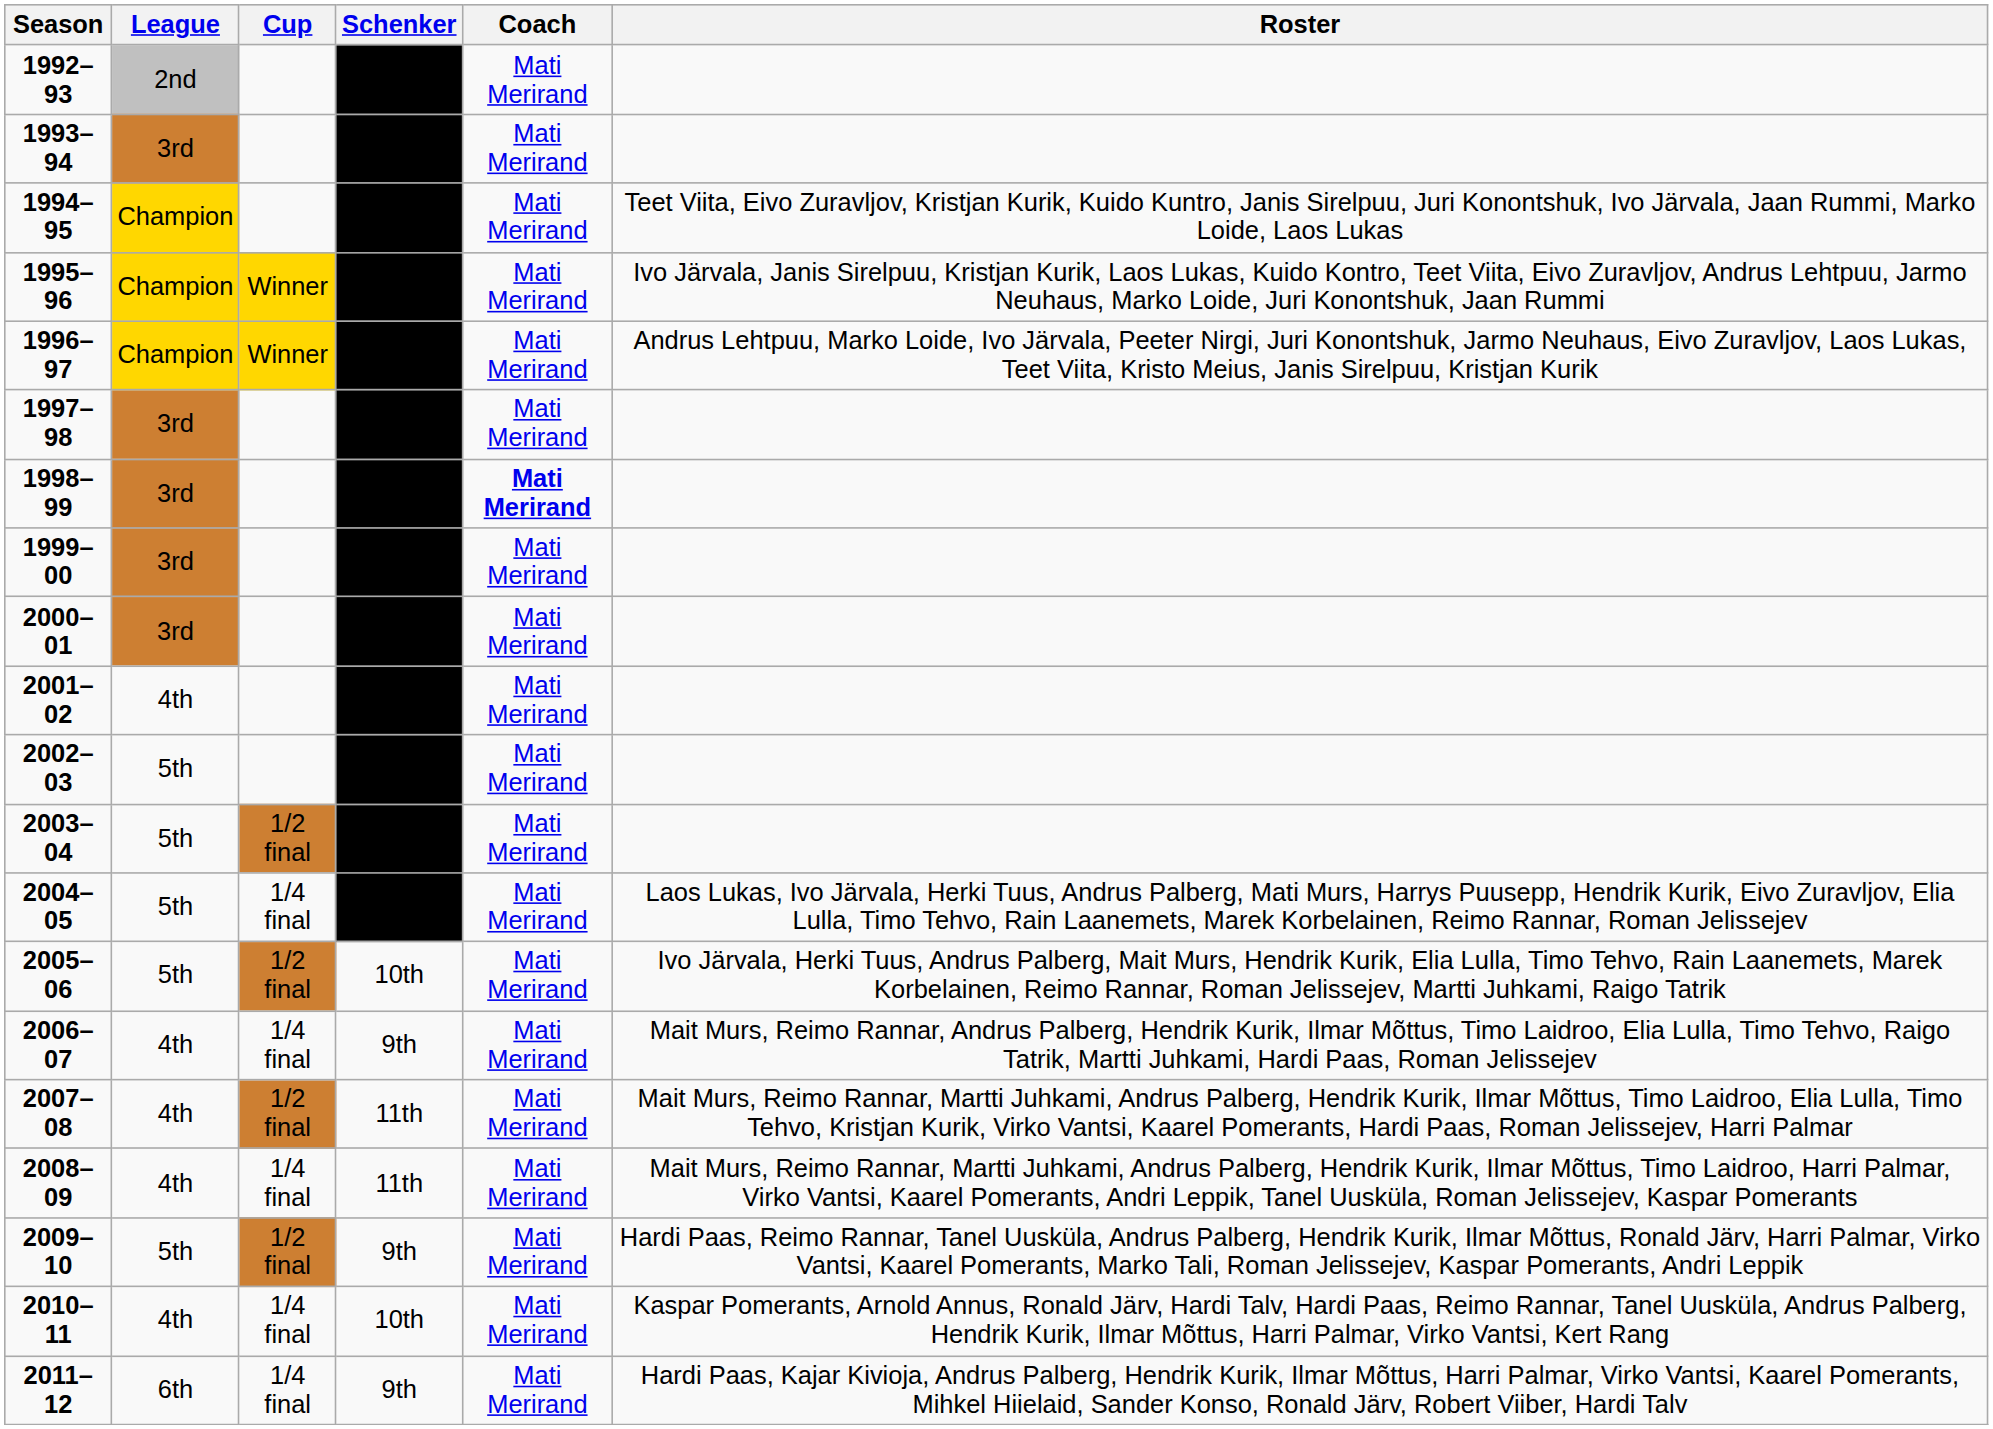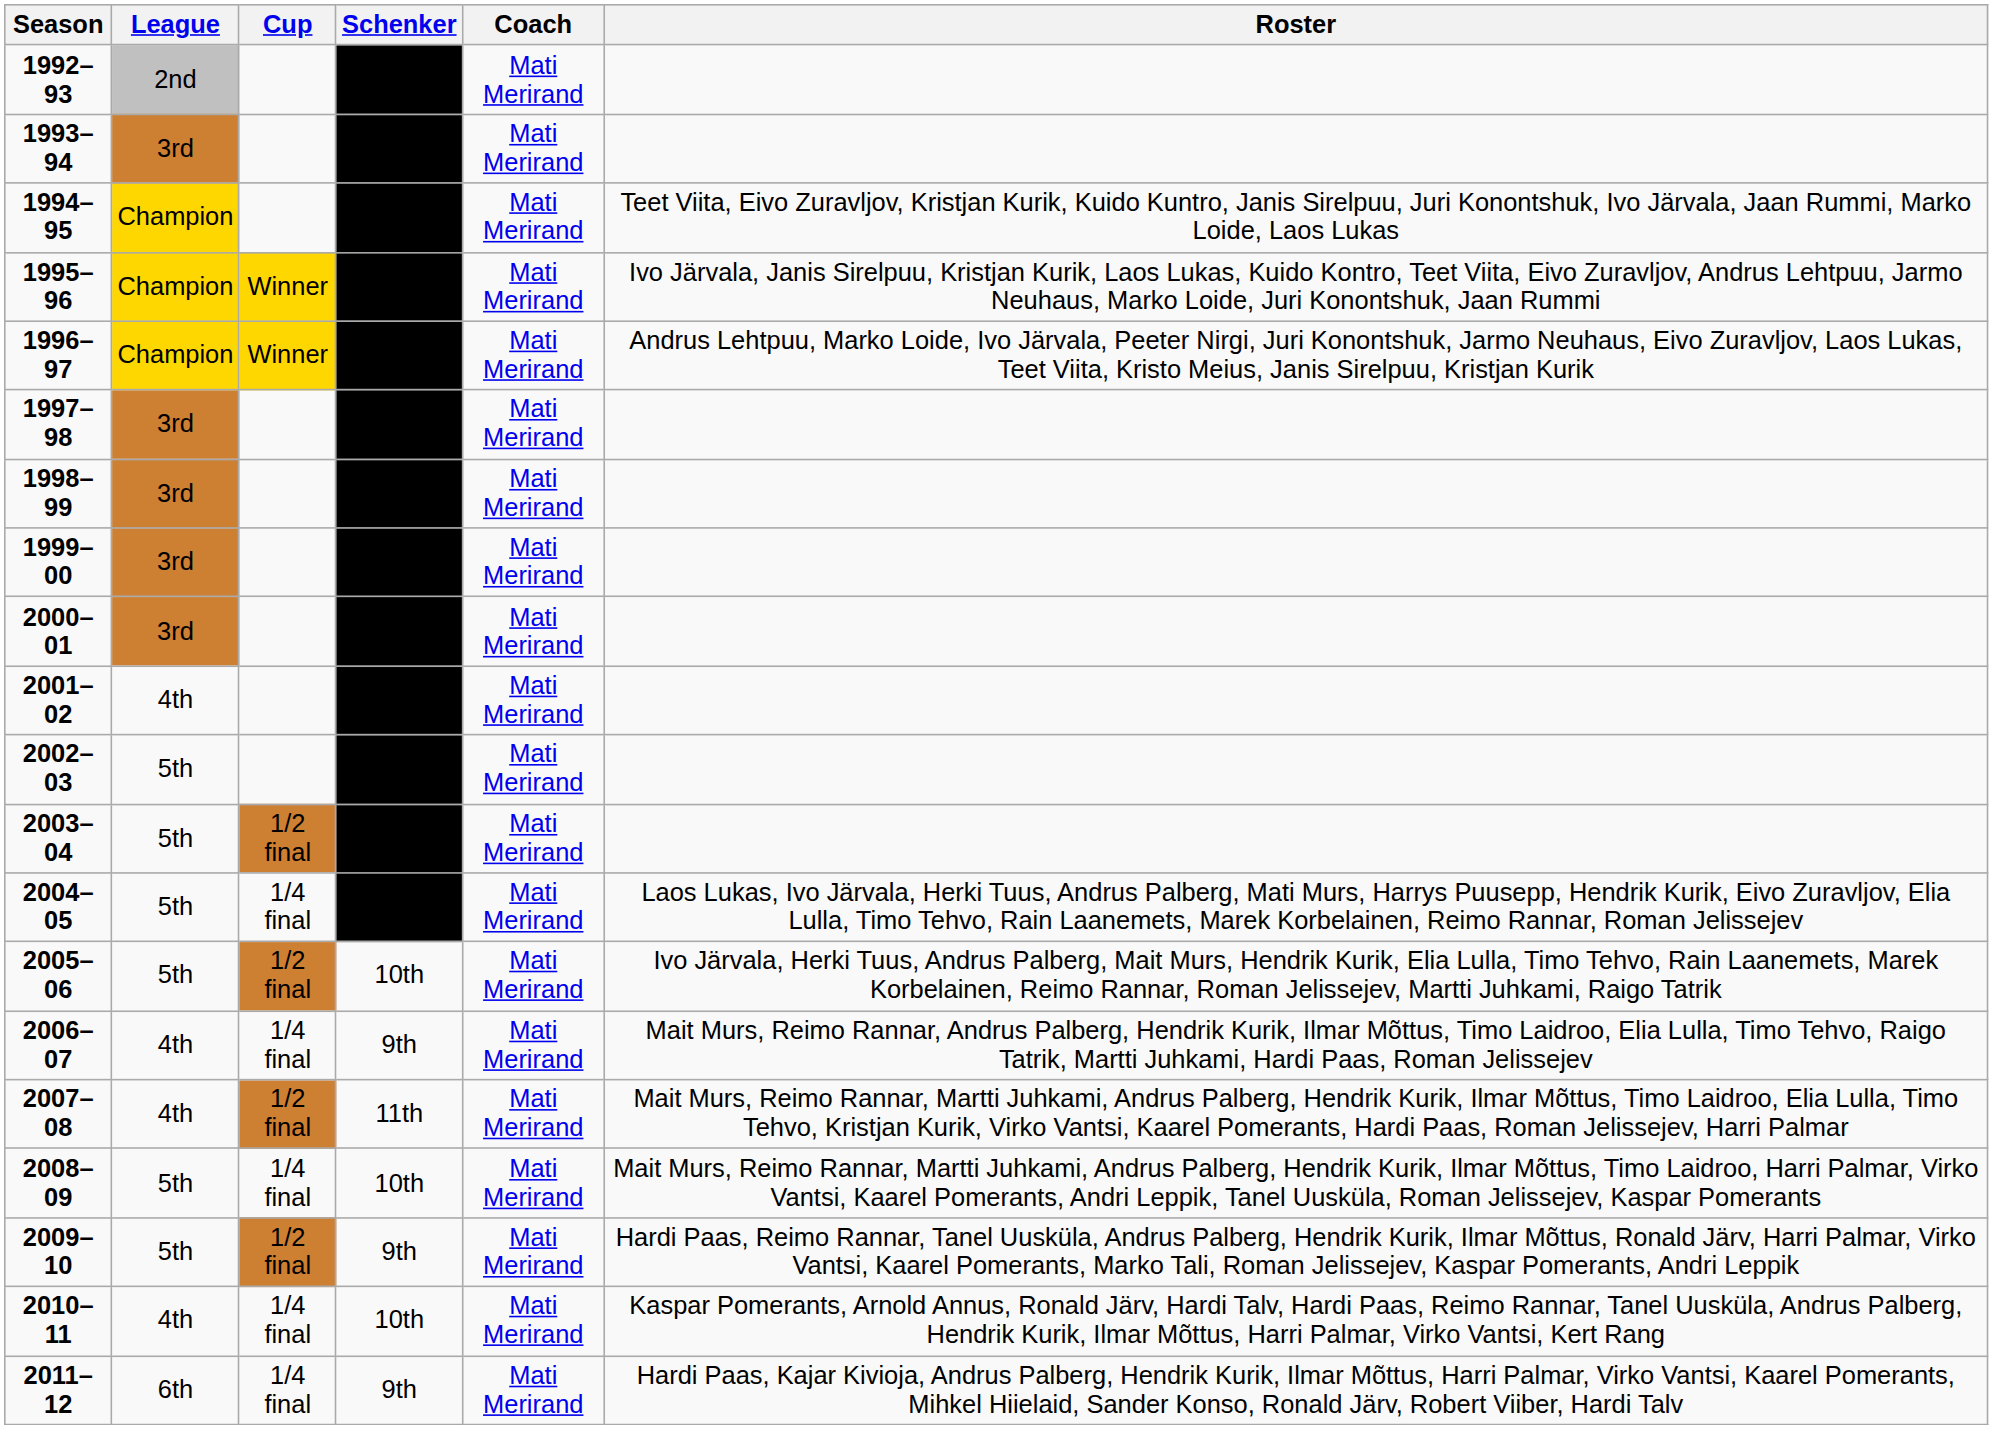(537, 493) bold -> (533, 493) normal
(175, 1182) 4th -> (175, 1182) 5th
(399, 1182) 11th -> (399, 1182) 10th
